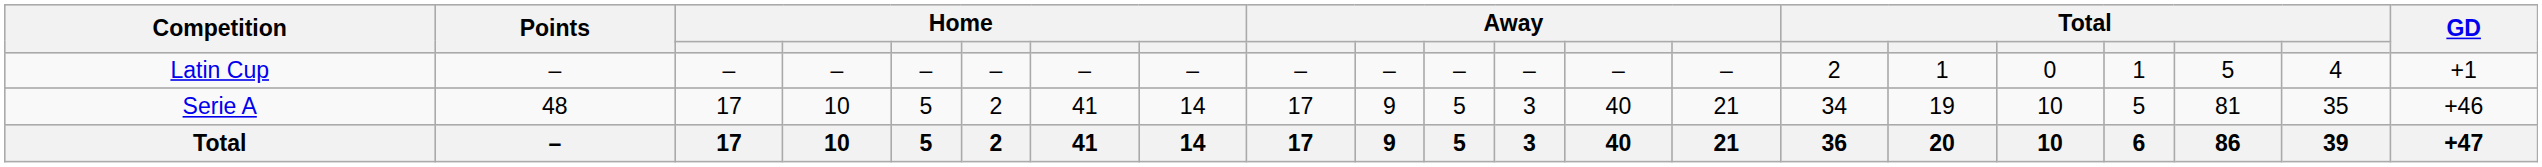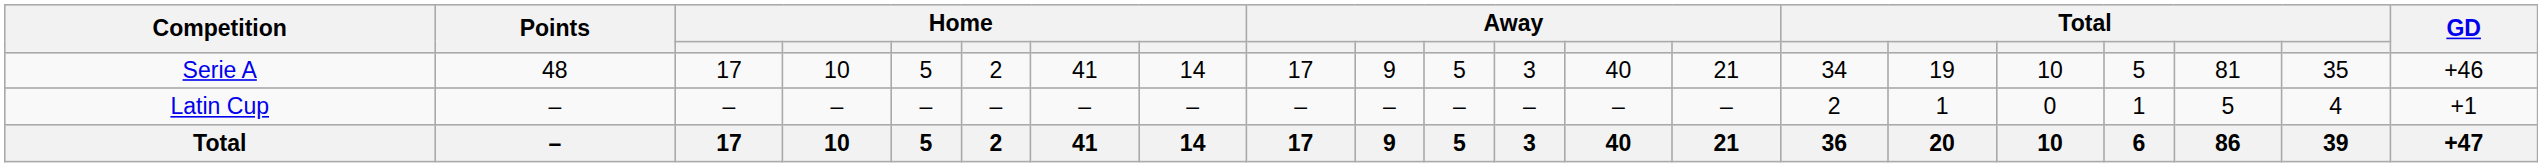rows swapped: (220, 107) <-> (220, 70)
